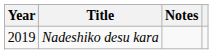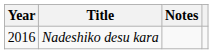(22, 37) 2019 -> (22, 37) 2016
